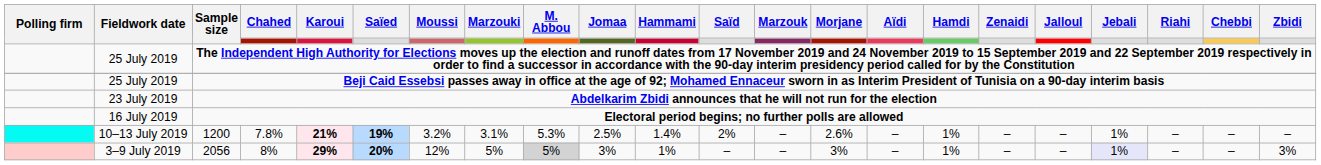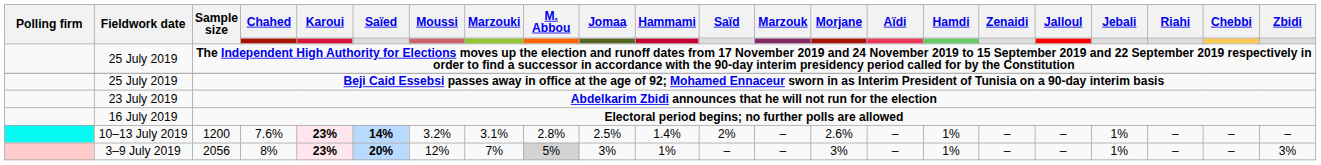(269, 134) 7.8% -> (269, 134) 7.6%
(325, 134) 21% -> (325, 134) 23%
(381, 134) 19% -> (381, 134) 14%
(551, 134) 5.3% -> (551, 134) 2.8%
(325, 152) 29% -> (325, 152) 23%
(494, 152) 5% -> (494, 152) 7%
(1119, 152) lavender background -> (1119, 152) no background
